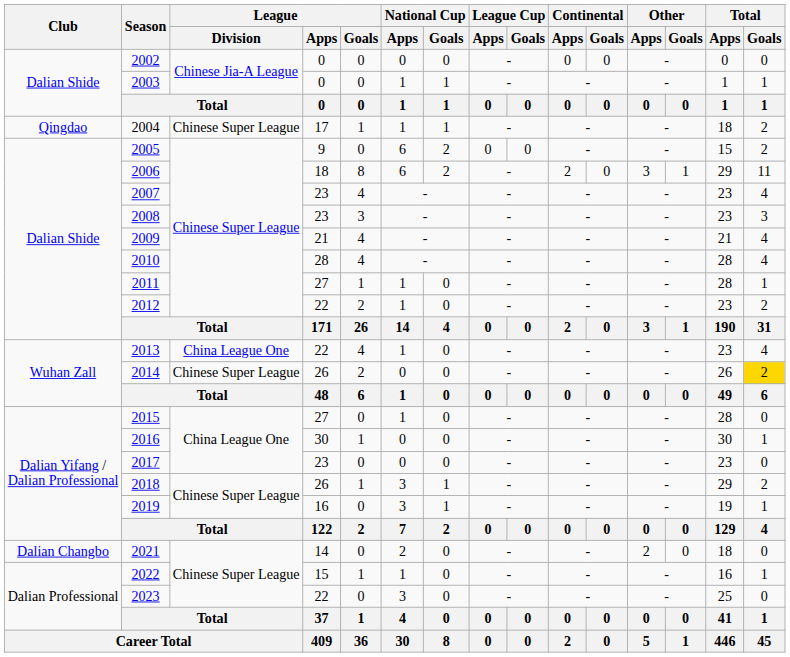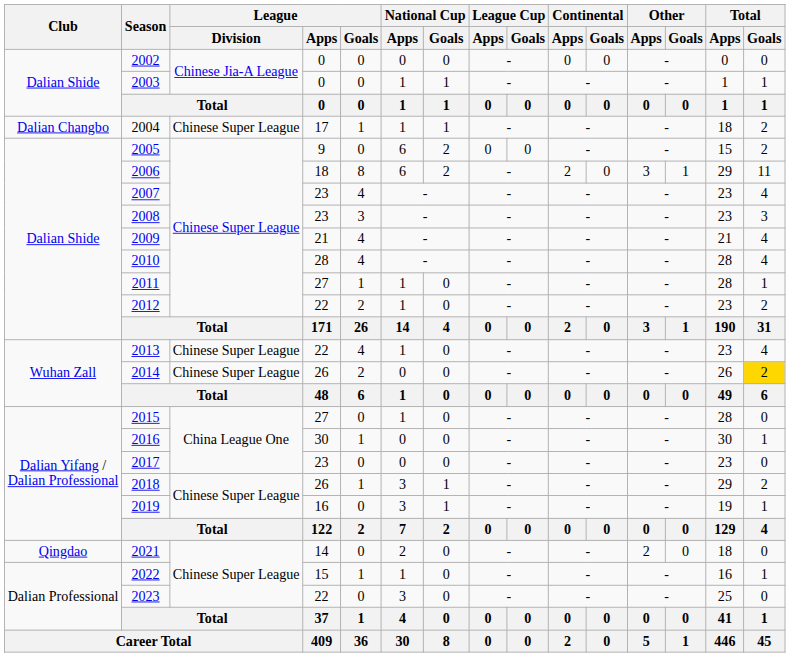(63, 127) Qingdao -> (63, 127) Dalian Changbo
(236, 350) China League One -> (236, 350) Chinese Super League
(63, 551) Dalian Changbo -> (63, 551) Qingdao
